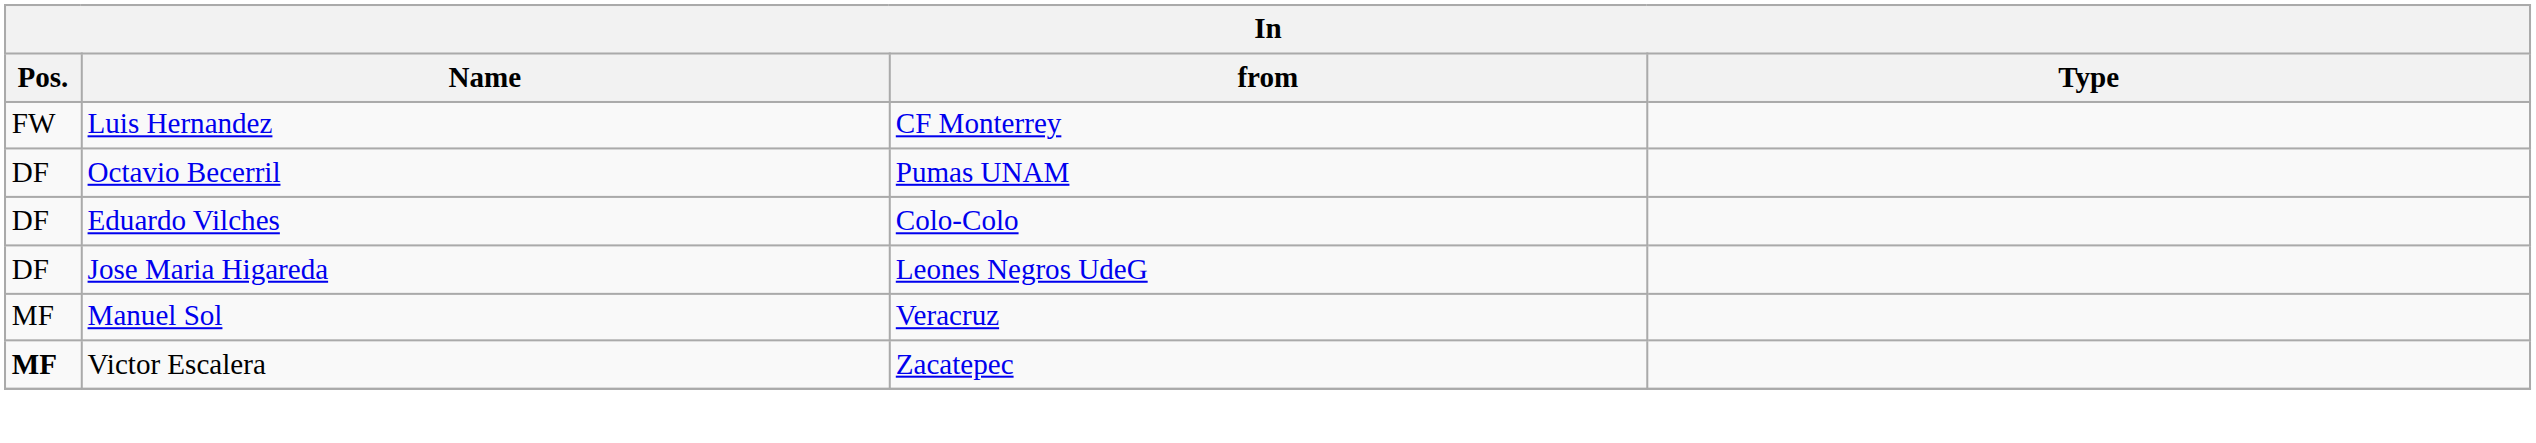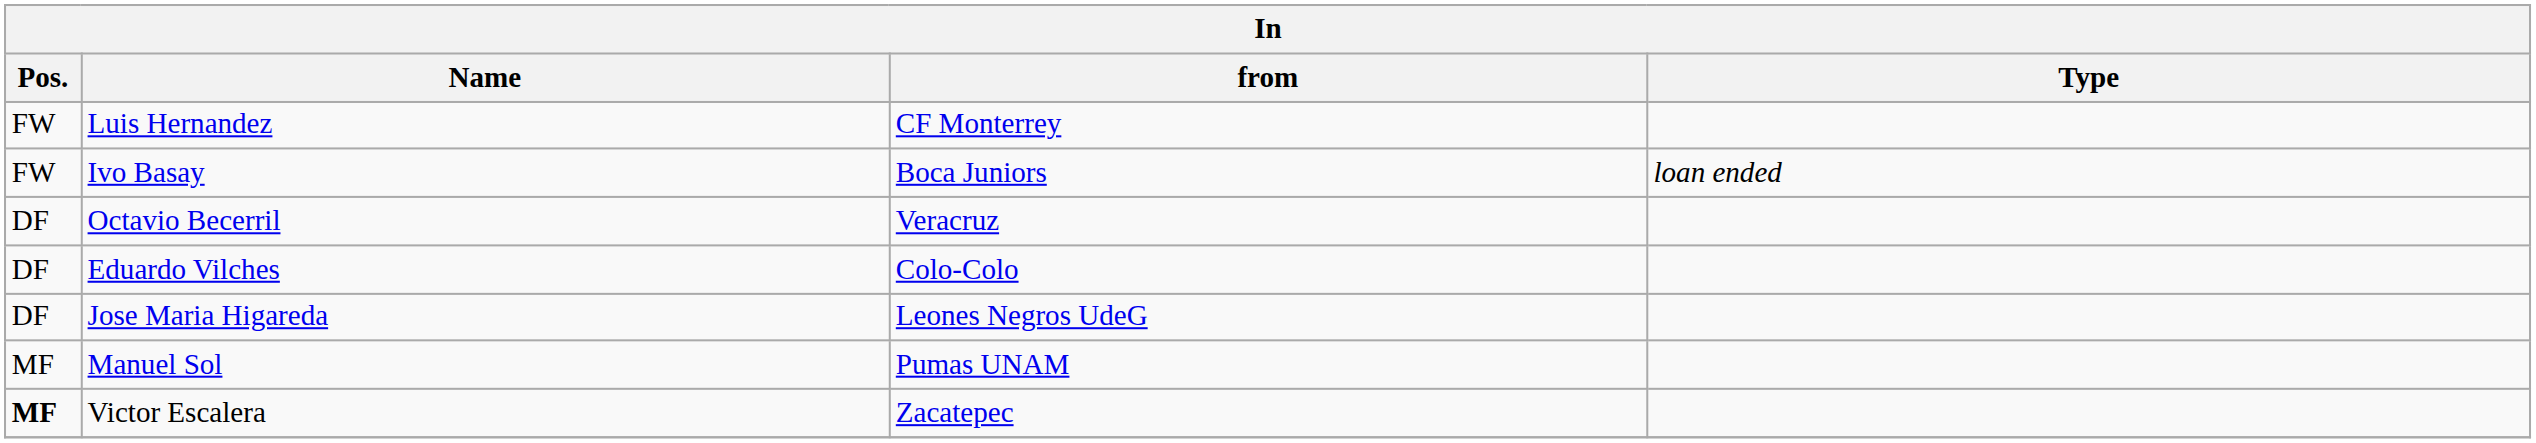+ row: (146, 172)
(983, 172) Pumas UNAM -> (947, 220) Veracruz
(947, 316) Veracruz -> (983, 364) Pumas UNAM
